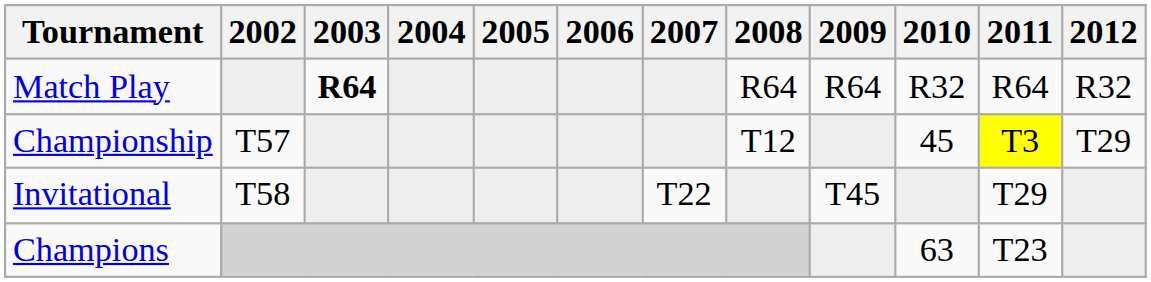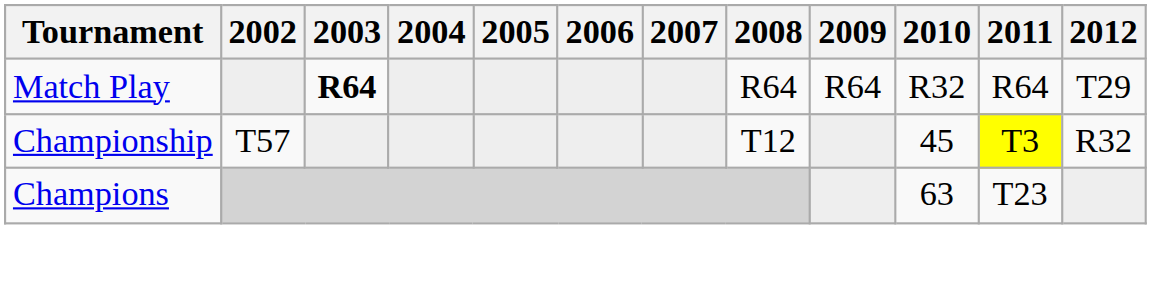(1103, 85) R32 -> (1103, 85) T29
(1103, 140) T29 -> (1103, 140) R32
- row: (92, 194)
